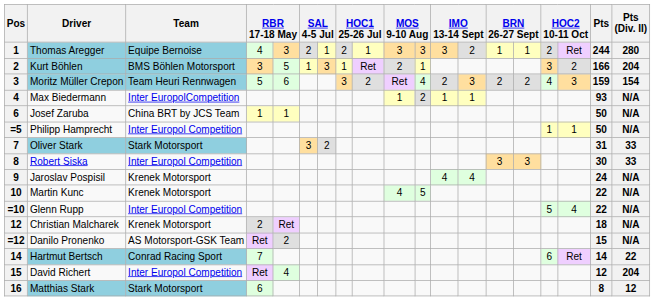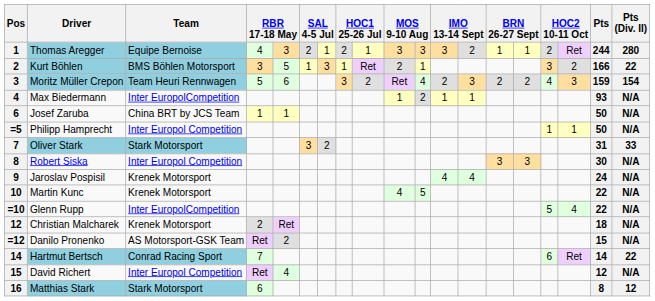(631, 66) 204 -> (631, 66) 22
(631, 161) 33 -> (631, 161) N/A
(185, 209) Inter Europol Competition -> (184, 209) Inter EuropolCompetition
(631, 272) 204 -> (631, 272) N/A
